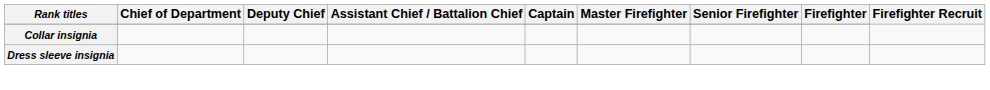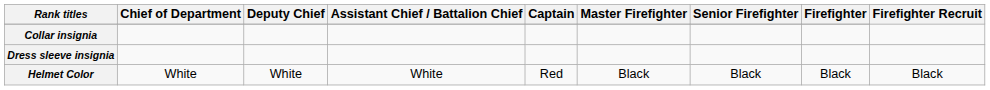+ row: (61, 75)
